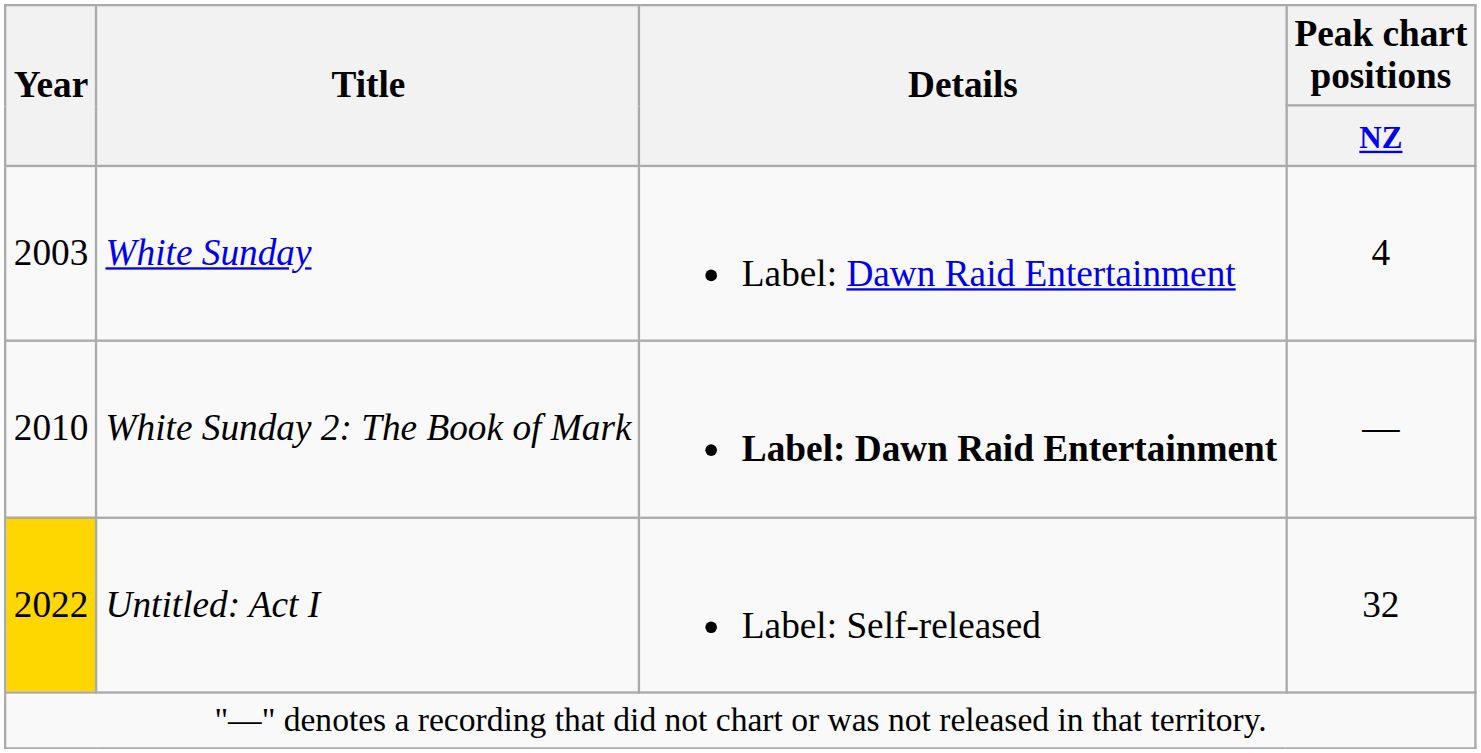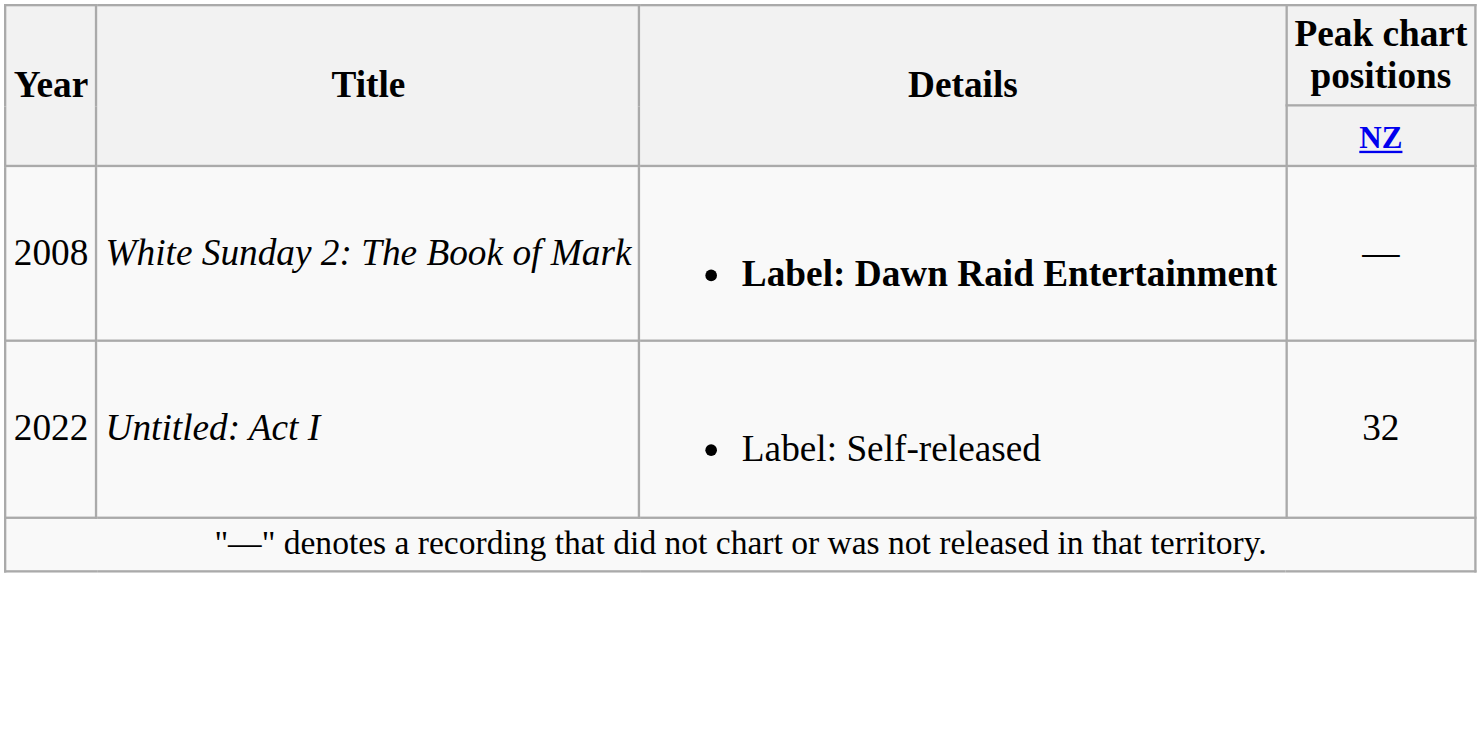- row: (209, 252)
(51, 428) 2010 -> (51, 252) 2008
(51, 603) gold background -> (51, 428) no background
